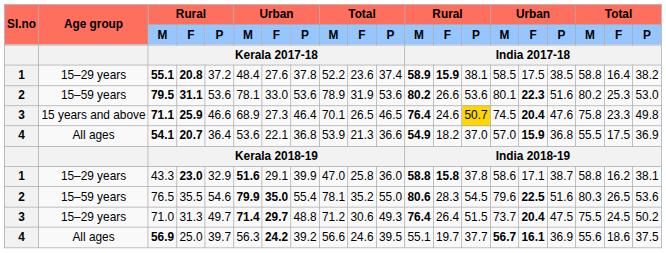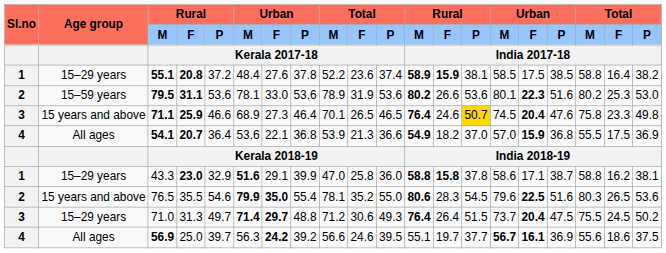(93, 196) 15–59 years -> (93, 196) 15 years and above
